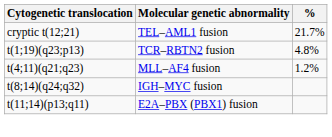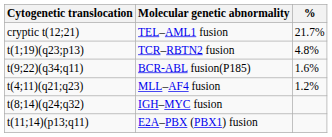+ row: (45, 68)
